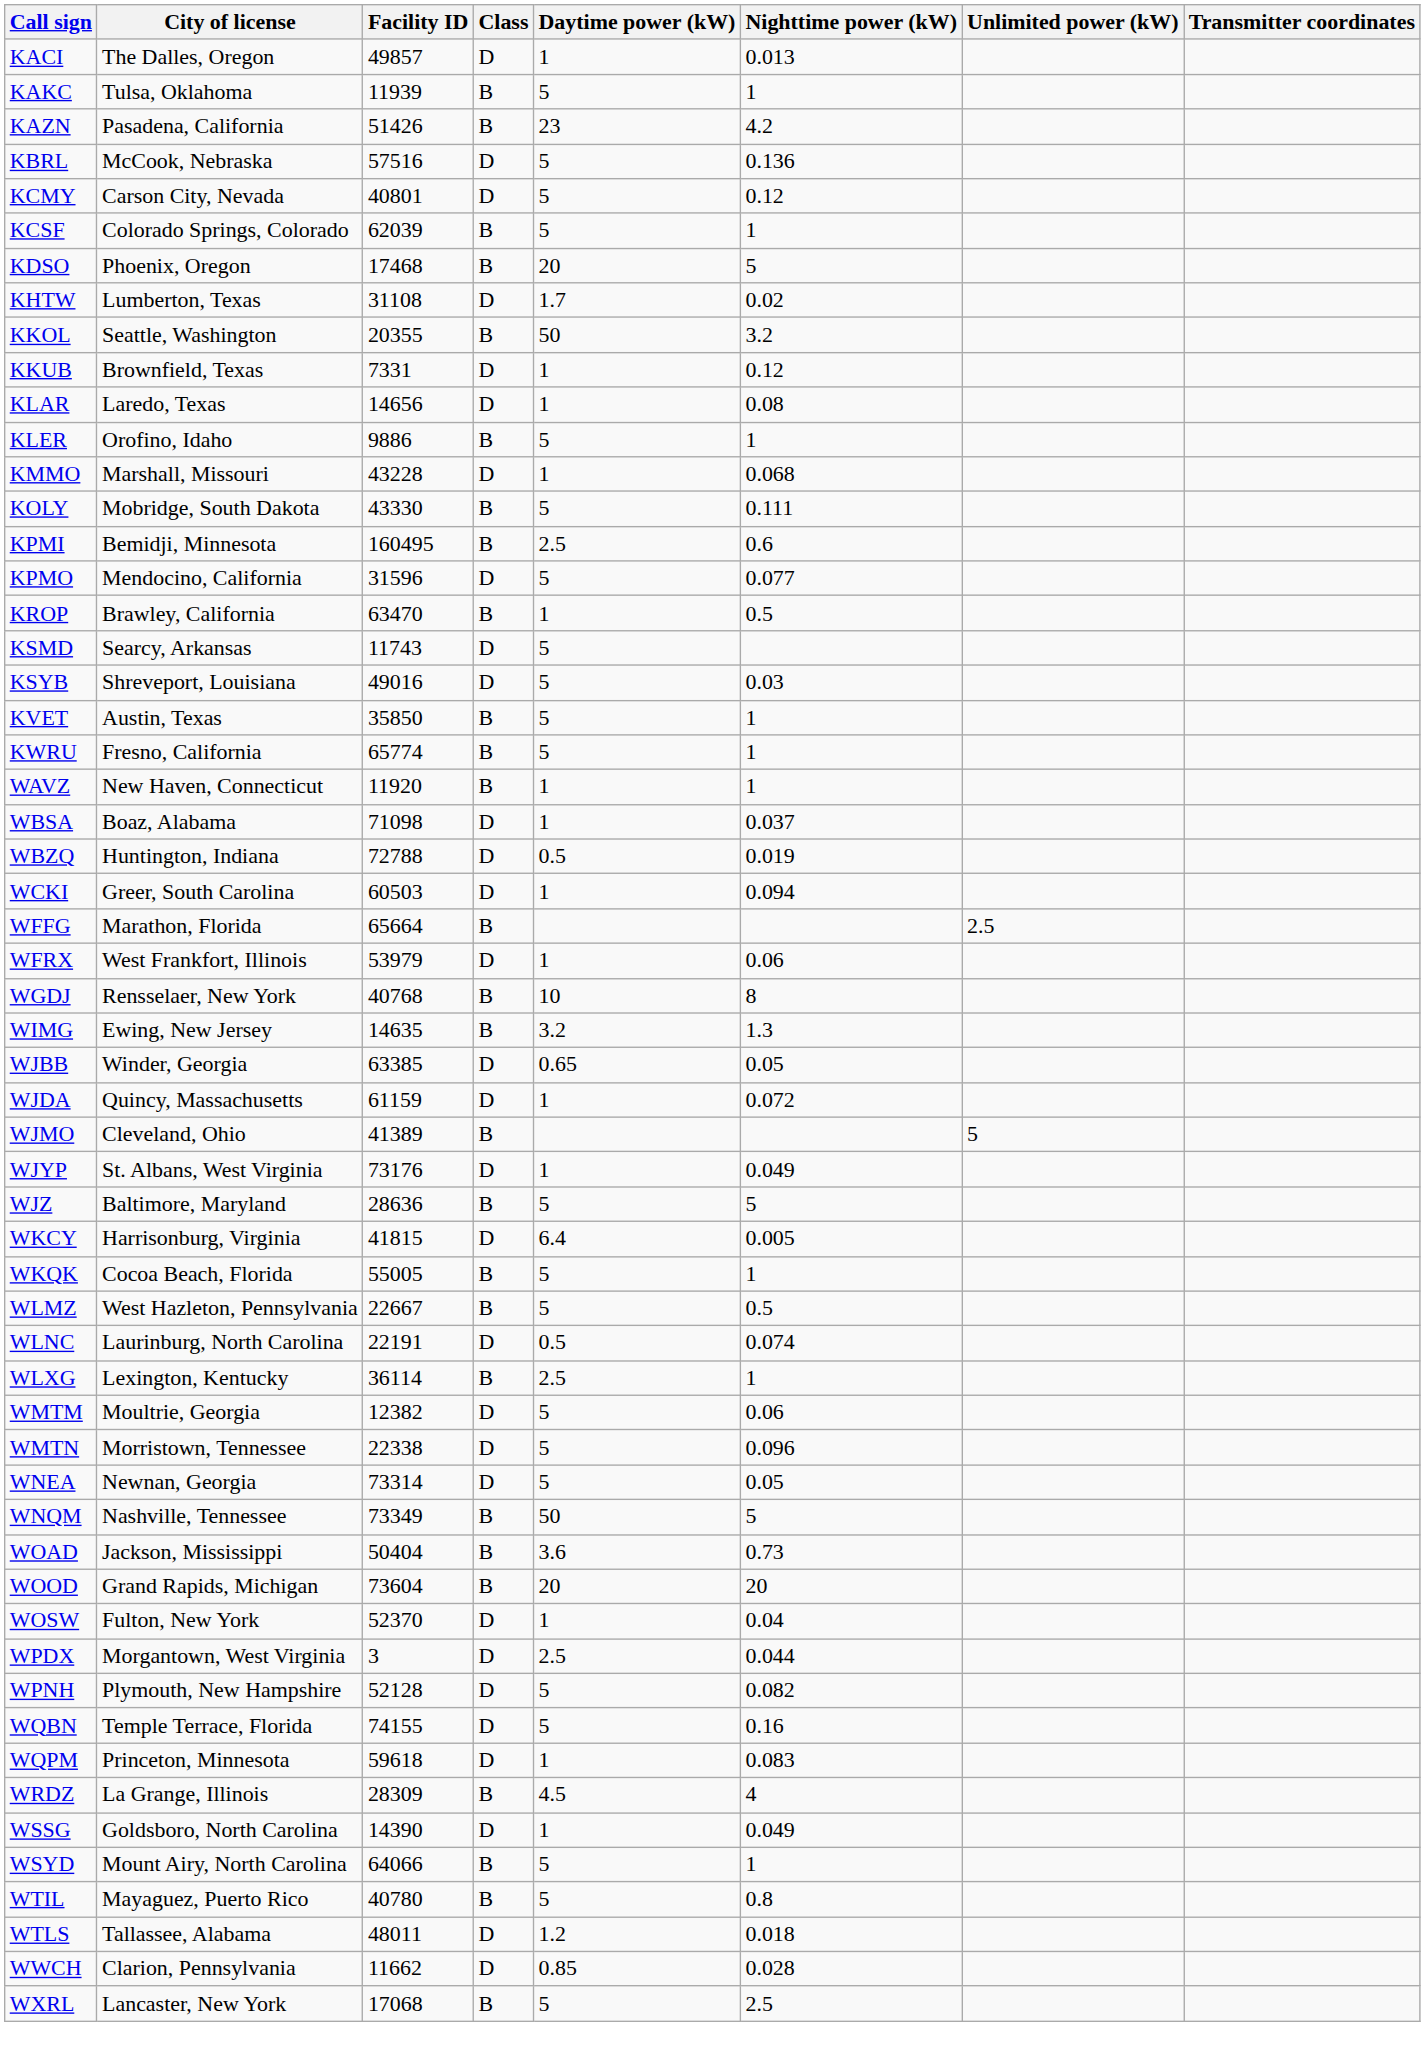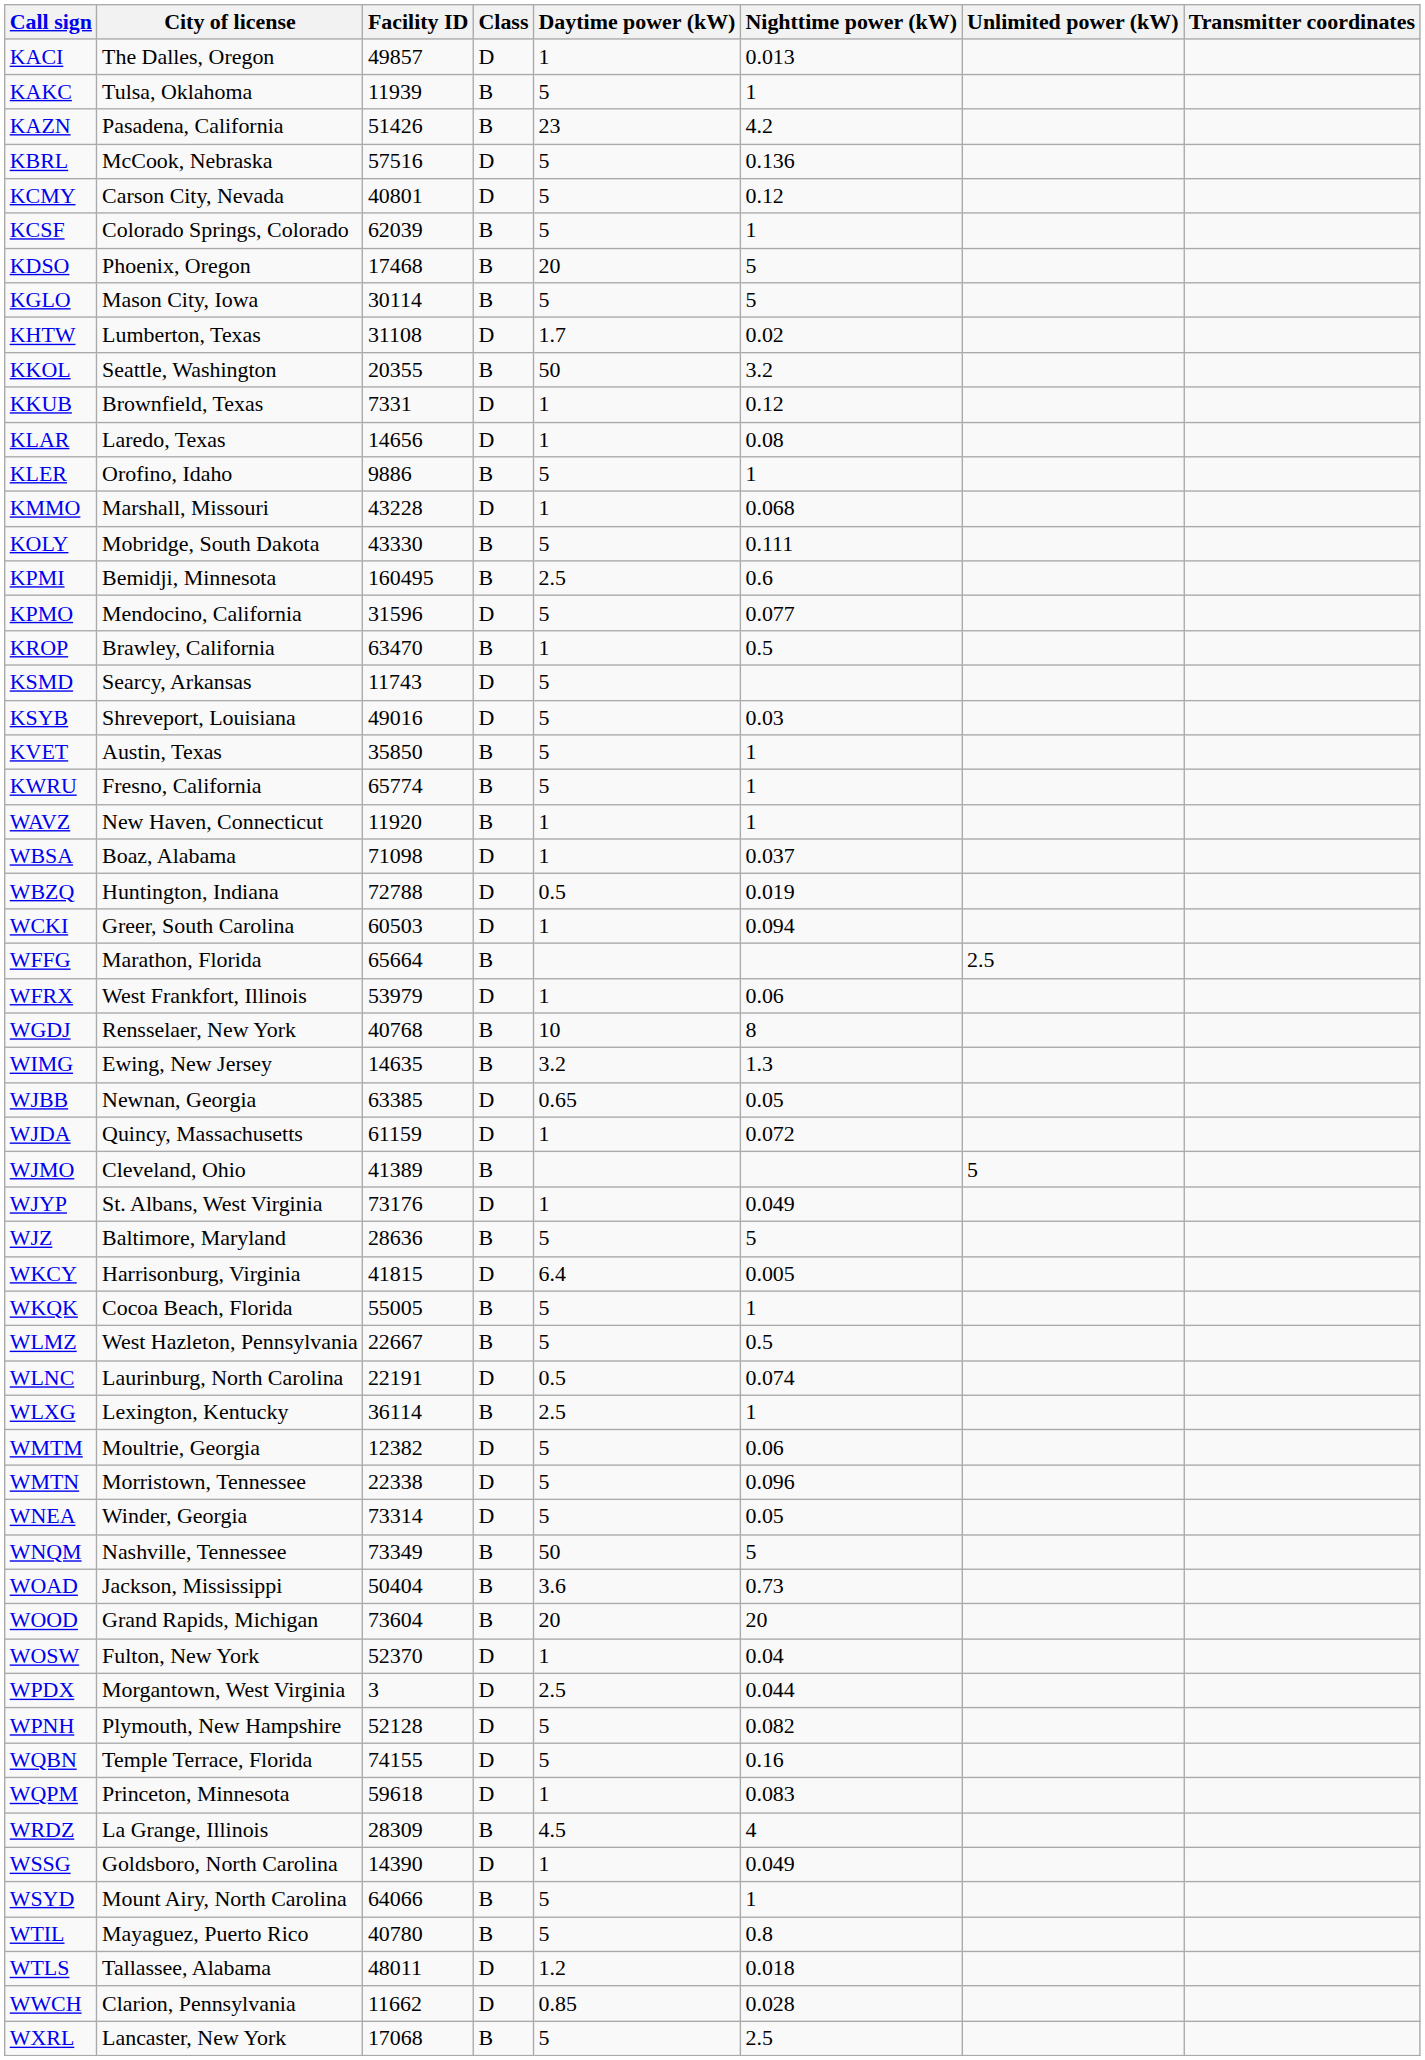+ row: (40, 299)
(175, 1064) Winder, Georgia -> (179, 1099) Newnan, Georgia
(179, 1481) Newnan, Georgia -> (175, 1516) Winder, Georgia
